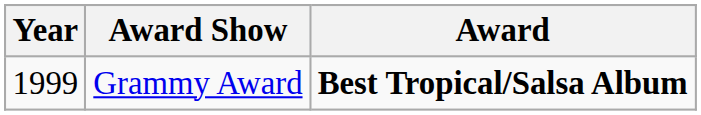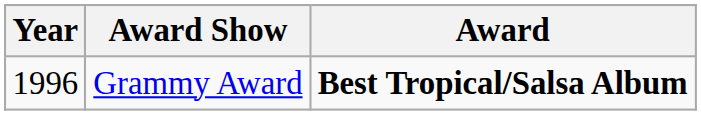(45, 82) 1999 -> (45, 82) 1996
